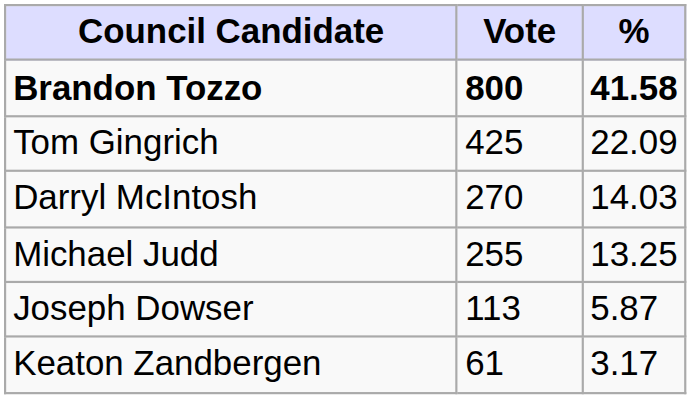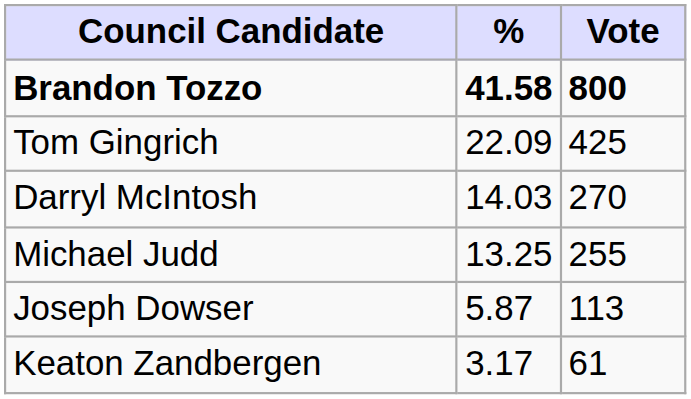columns swapped: (520, 32) <-> (634, 32)
